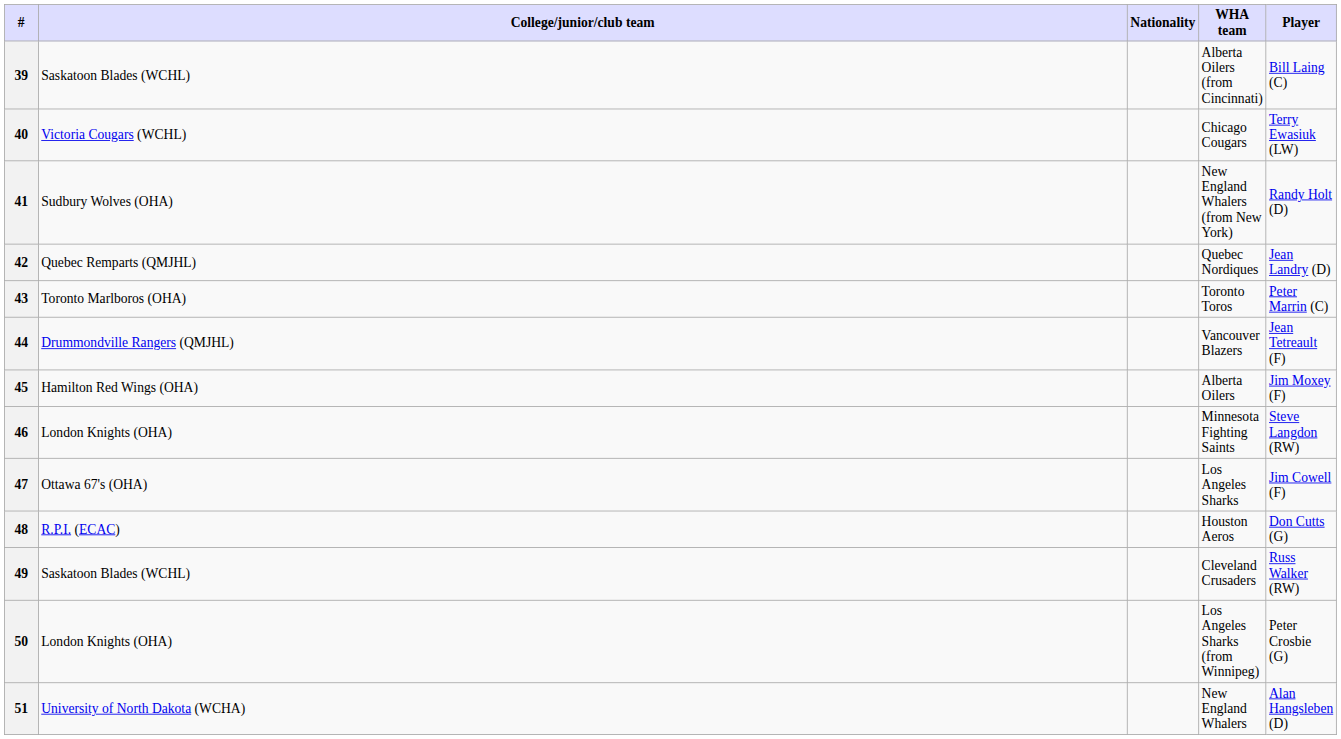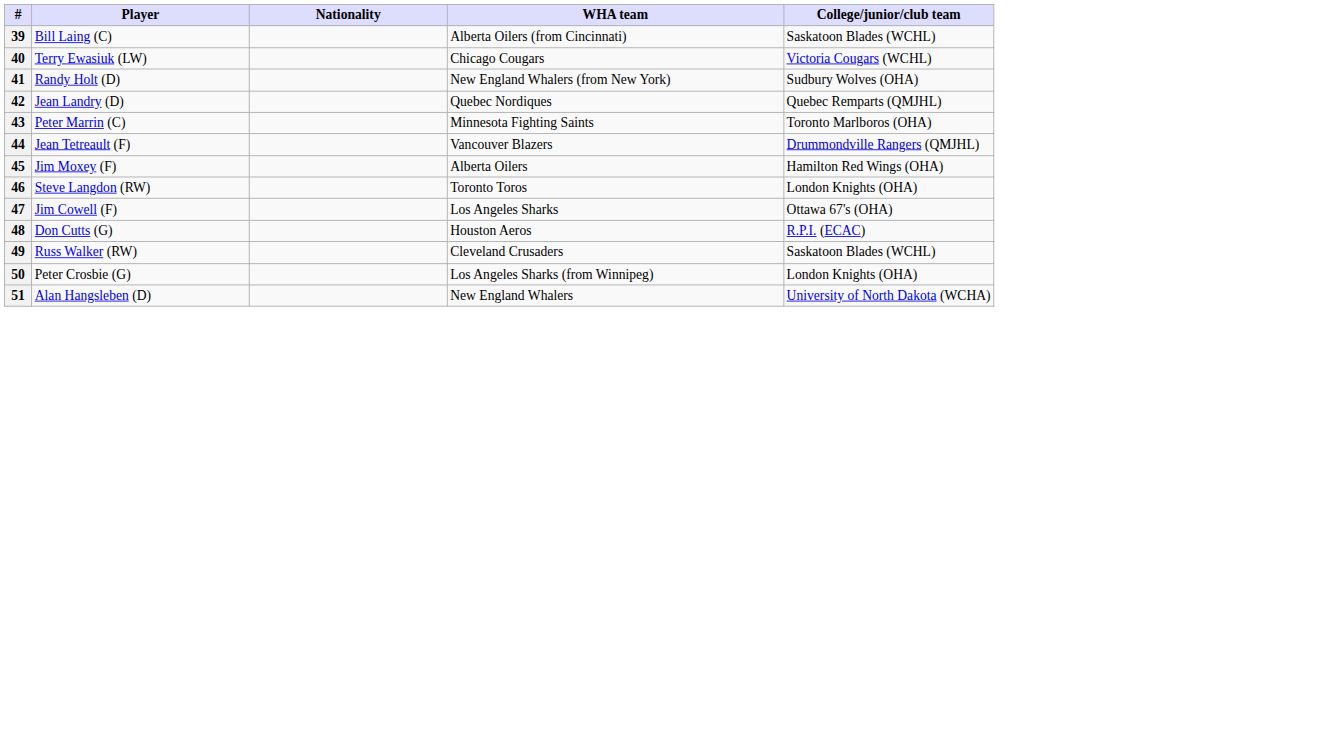columns swapped: (1301, 22) <-> (583, 22)
(1223, 299) Toronto Toros -> (522, 123) Minnesota Fighting Saints
(1230, 432) Minnesota Fighting Saints -> (489, 187) Toronto Toros
